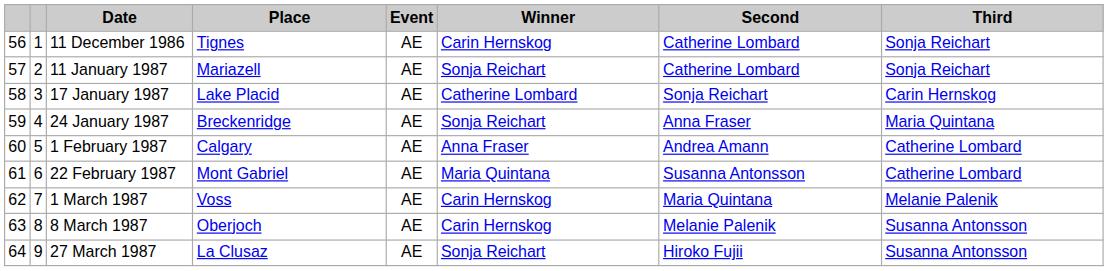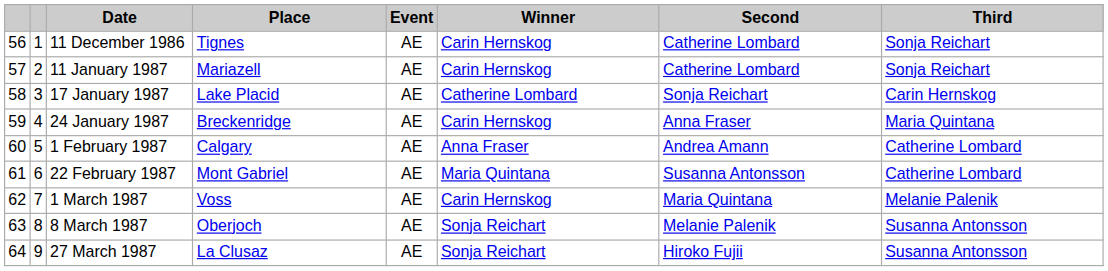(493, 69) Sonja Reichart -> (496, 69) Carin Hernskog
(493, 121) Sonja Reichart -> (496, 121) Carin Hernskog
(496, 226) Carin Hernskog -> (493, 226) Sonja Reichart
